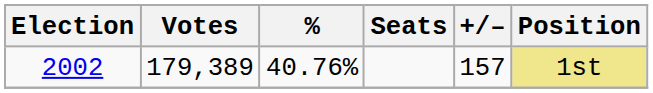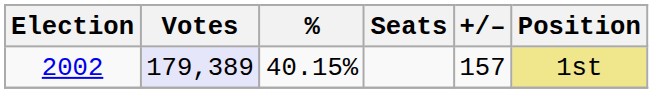(200, 68) no background -> (200, 68) lavender background
(312, 68) 40.76% -> (312, 68) 40.15%
